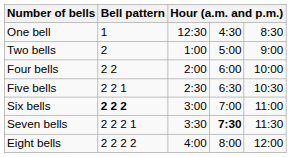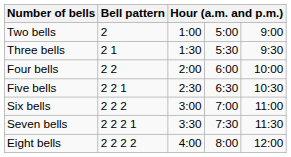- row: (29, 32)
+ row: (36, 50)
(114, 106) bold -> (114, 106) normal
(230, 124) bold -> (227, 124) normal
